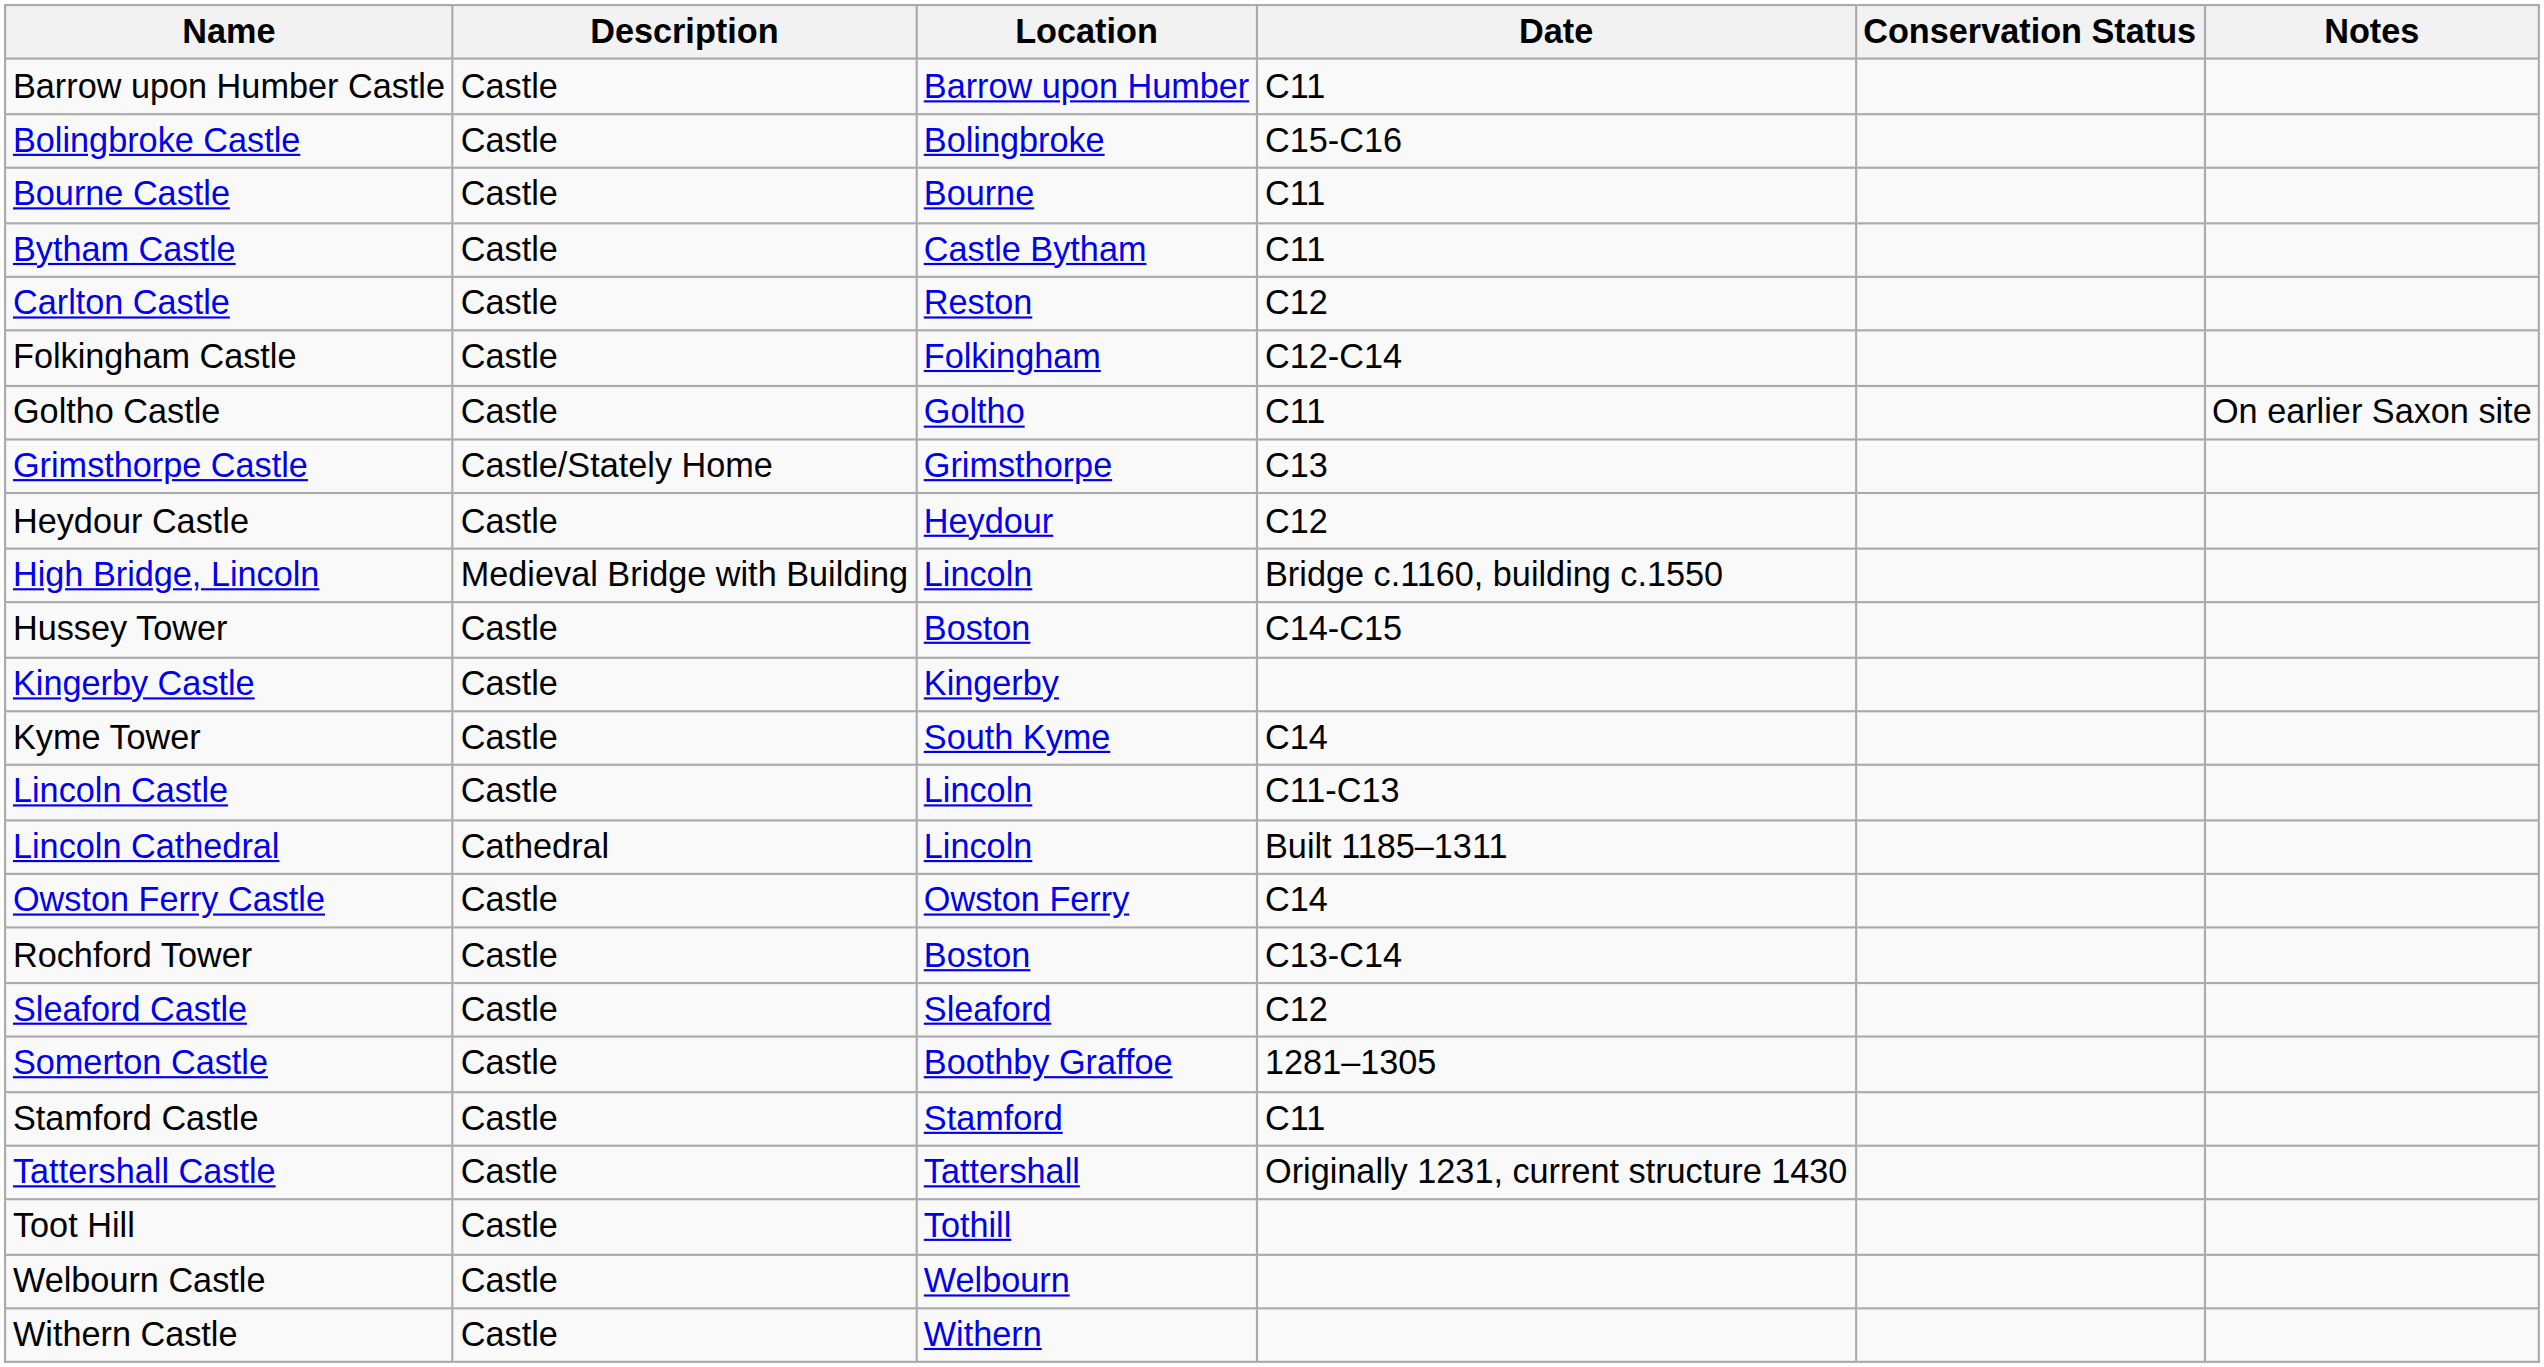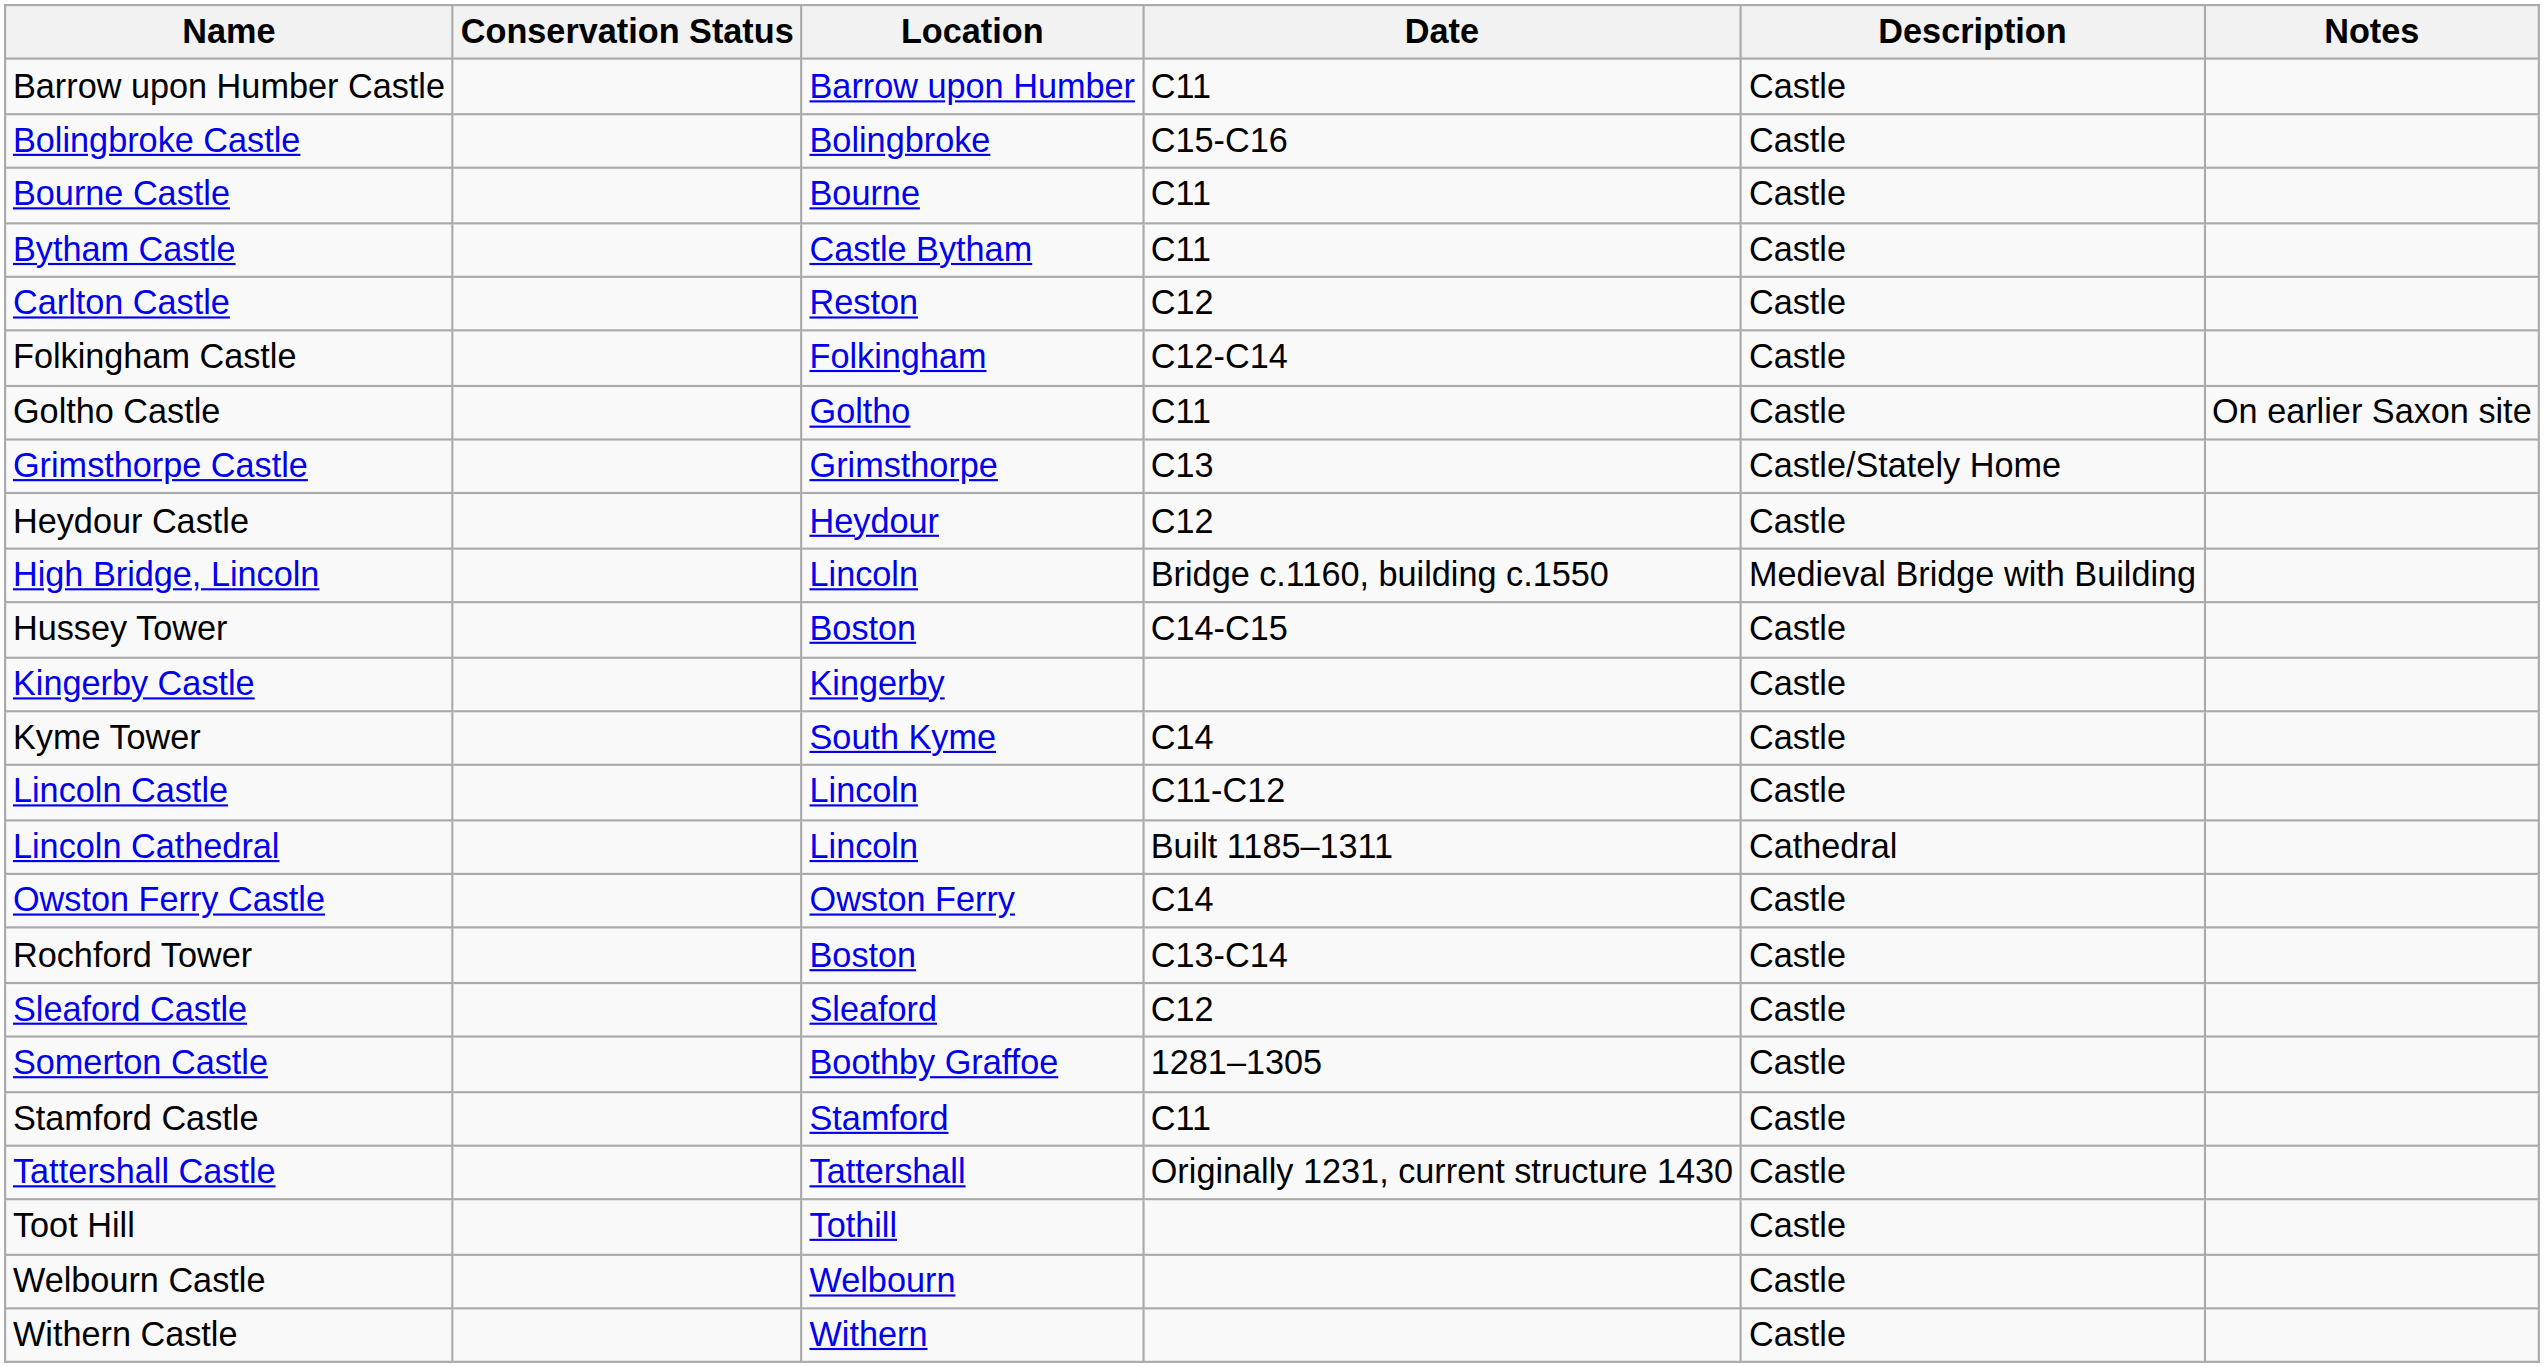columns swapped: (684, 31) <-> (2030, 31)
(1332, 791) C11-C13 -> (1218, 791) C11-C12
